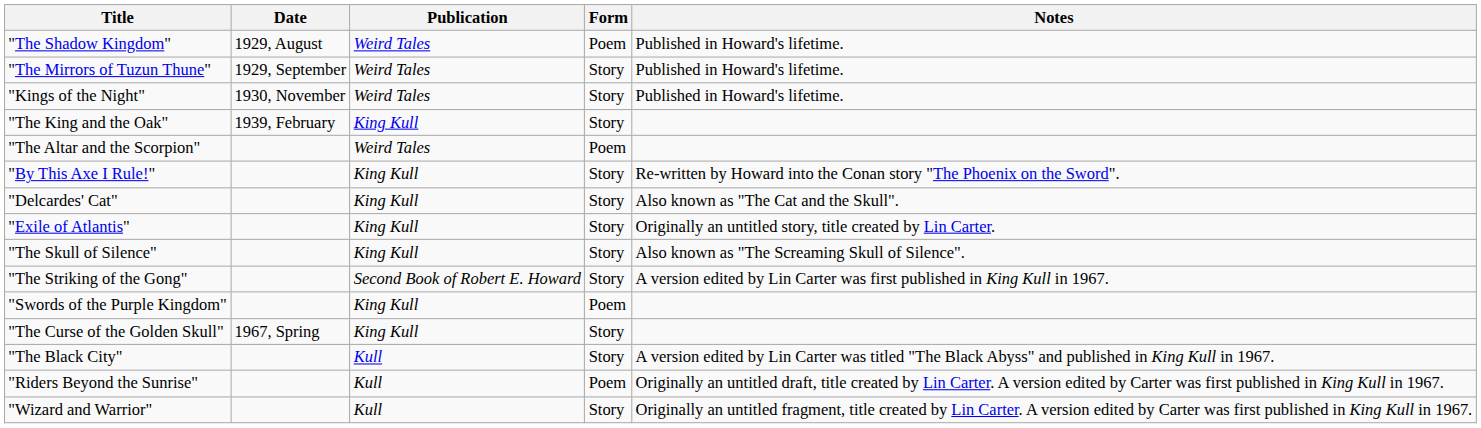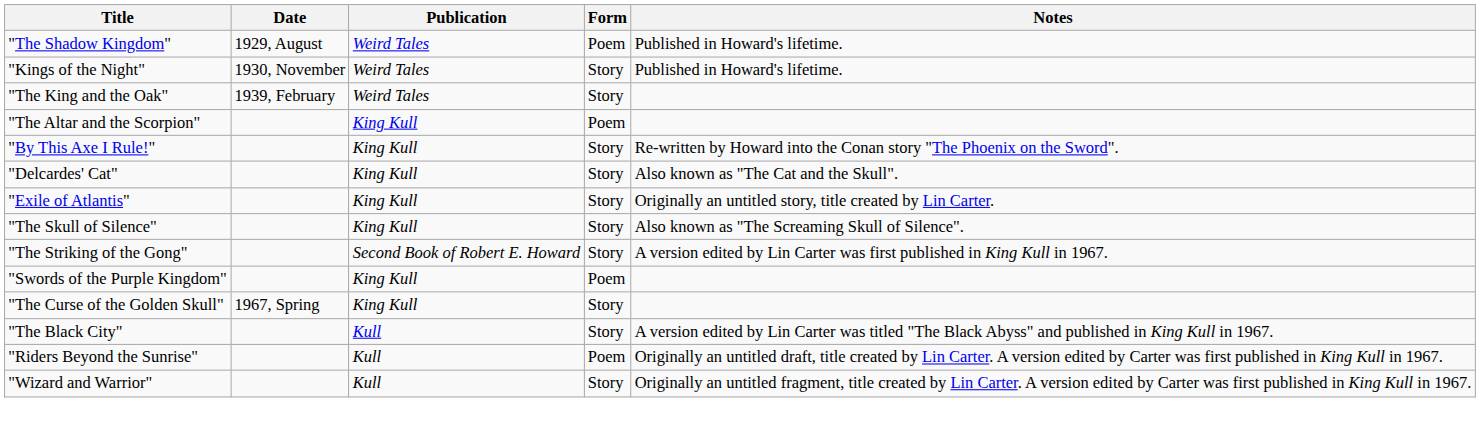- row: (110, 69)
(386, 122) King Kull -> (391, 95) Weird Tales
(392, 148) Weird Tales -> (385, 122) King Kull
